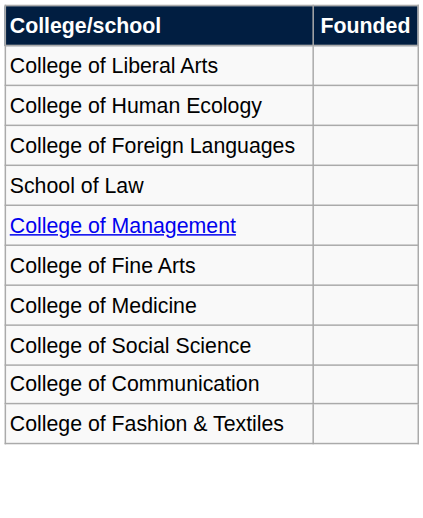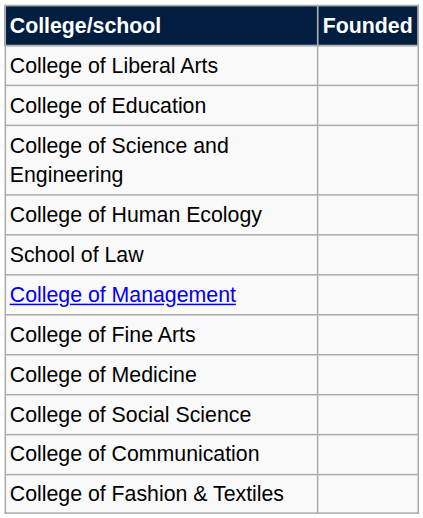+ row: (108, 105)
+ row: (119, 160)
- row: (152, 145)
